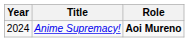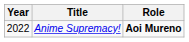(18, 29) 2024 -> (18, 29) 2022
